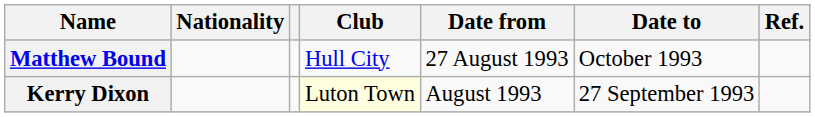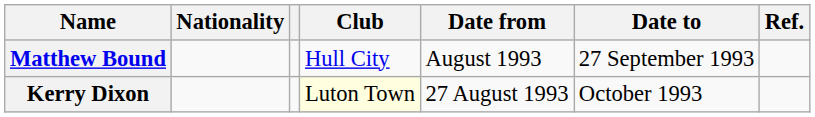(497, 58) 27 August 1993 -> (484, 58) August 1993
(641, 58) October 1993 -> (667, 58) 27 September 1993
(484, 93) August 1993 -> (497, 93) 27 August 1993
(667, 93) 27 September 1993 -> (641, 93) October 1993
